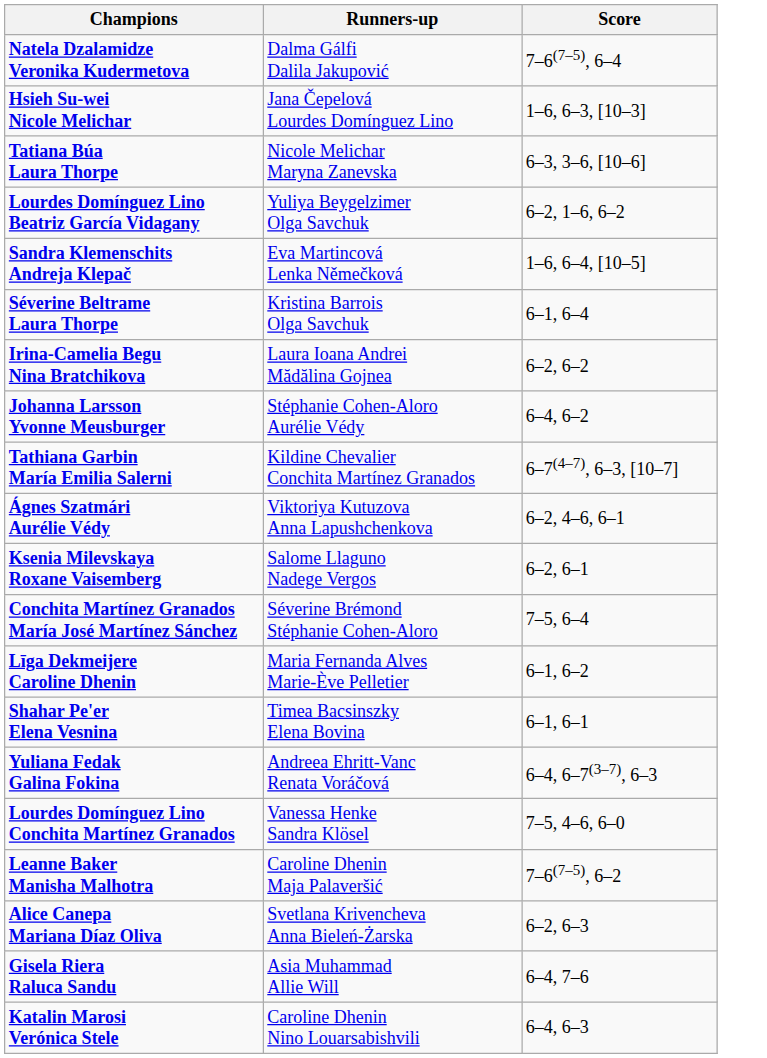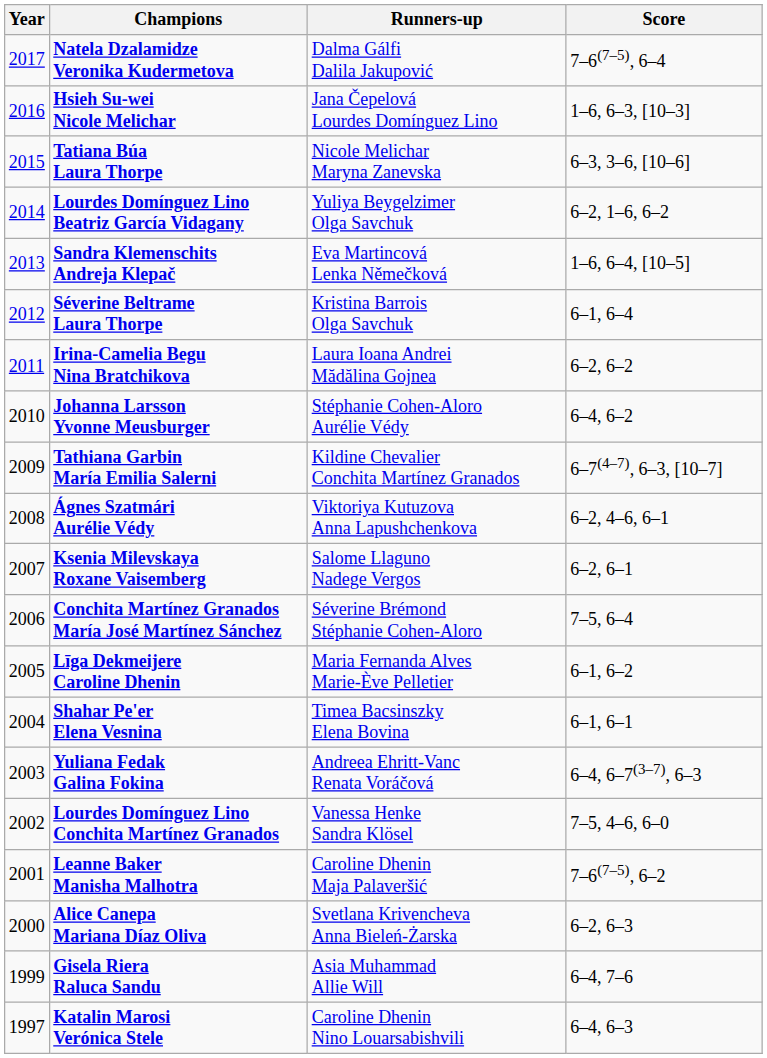+ column: (27, 19)
